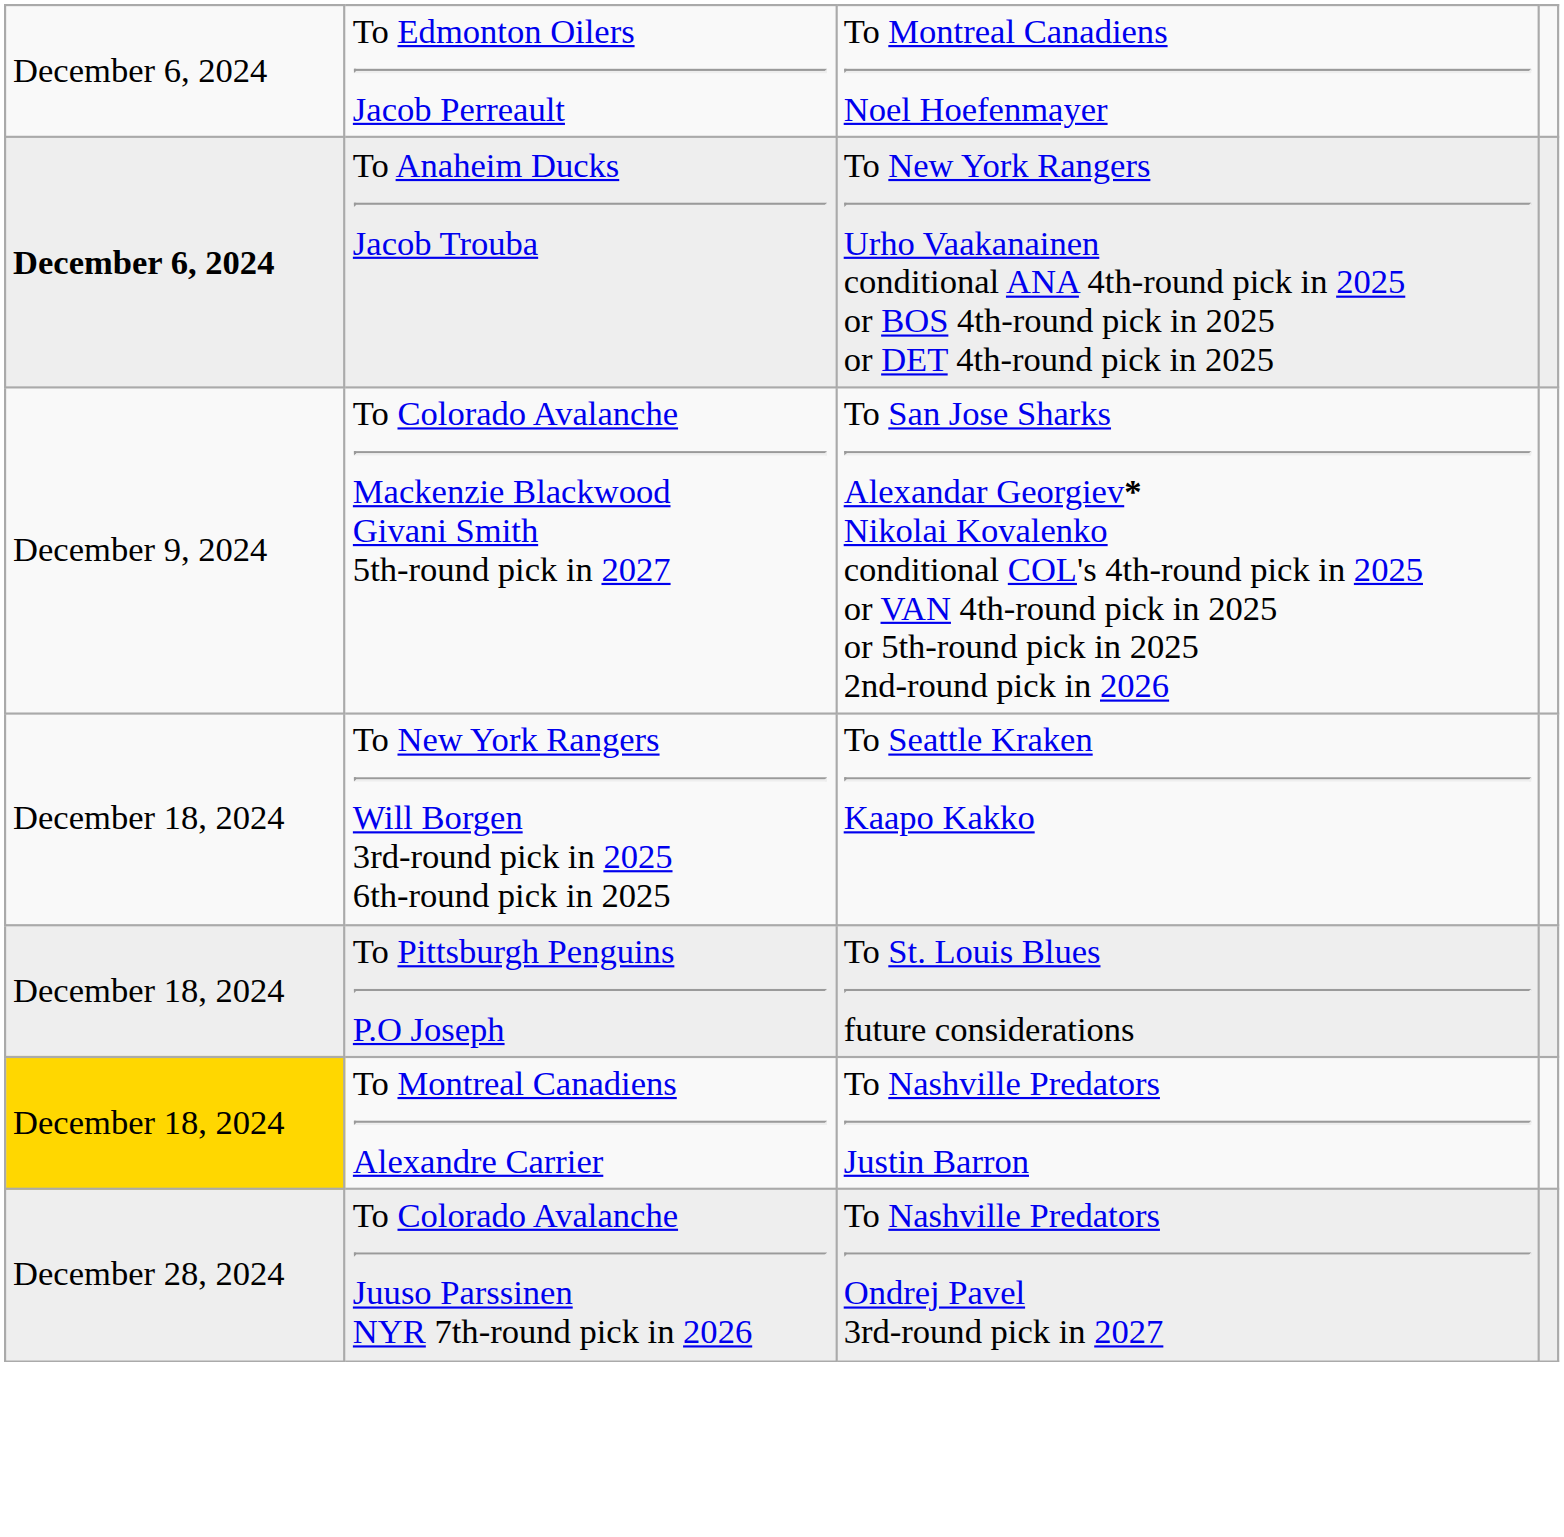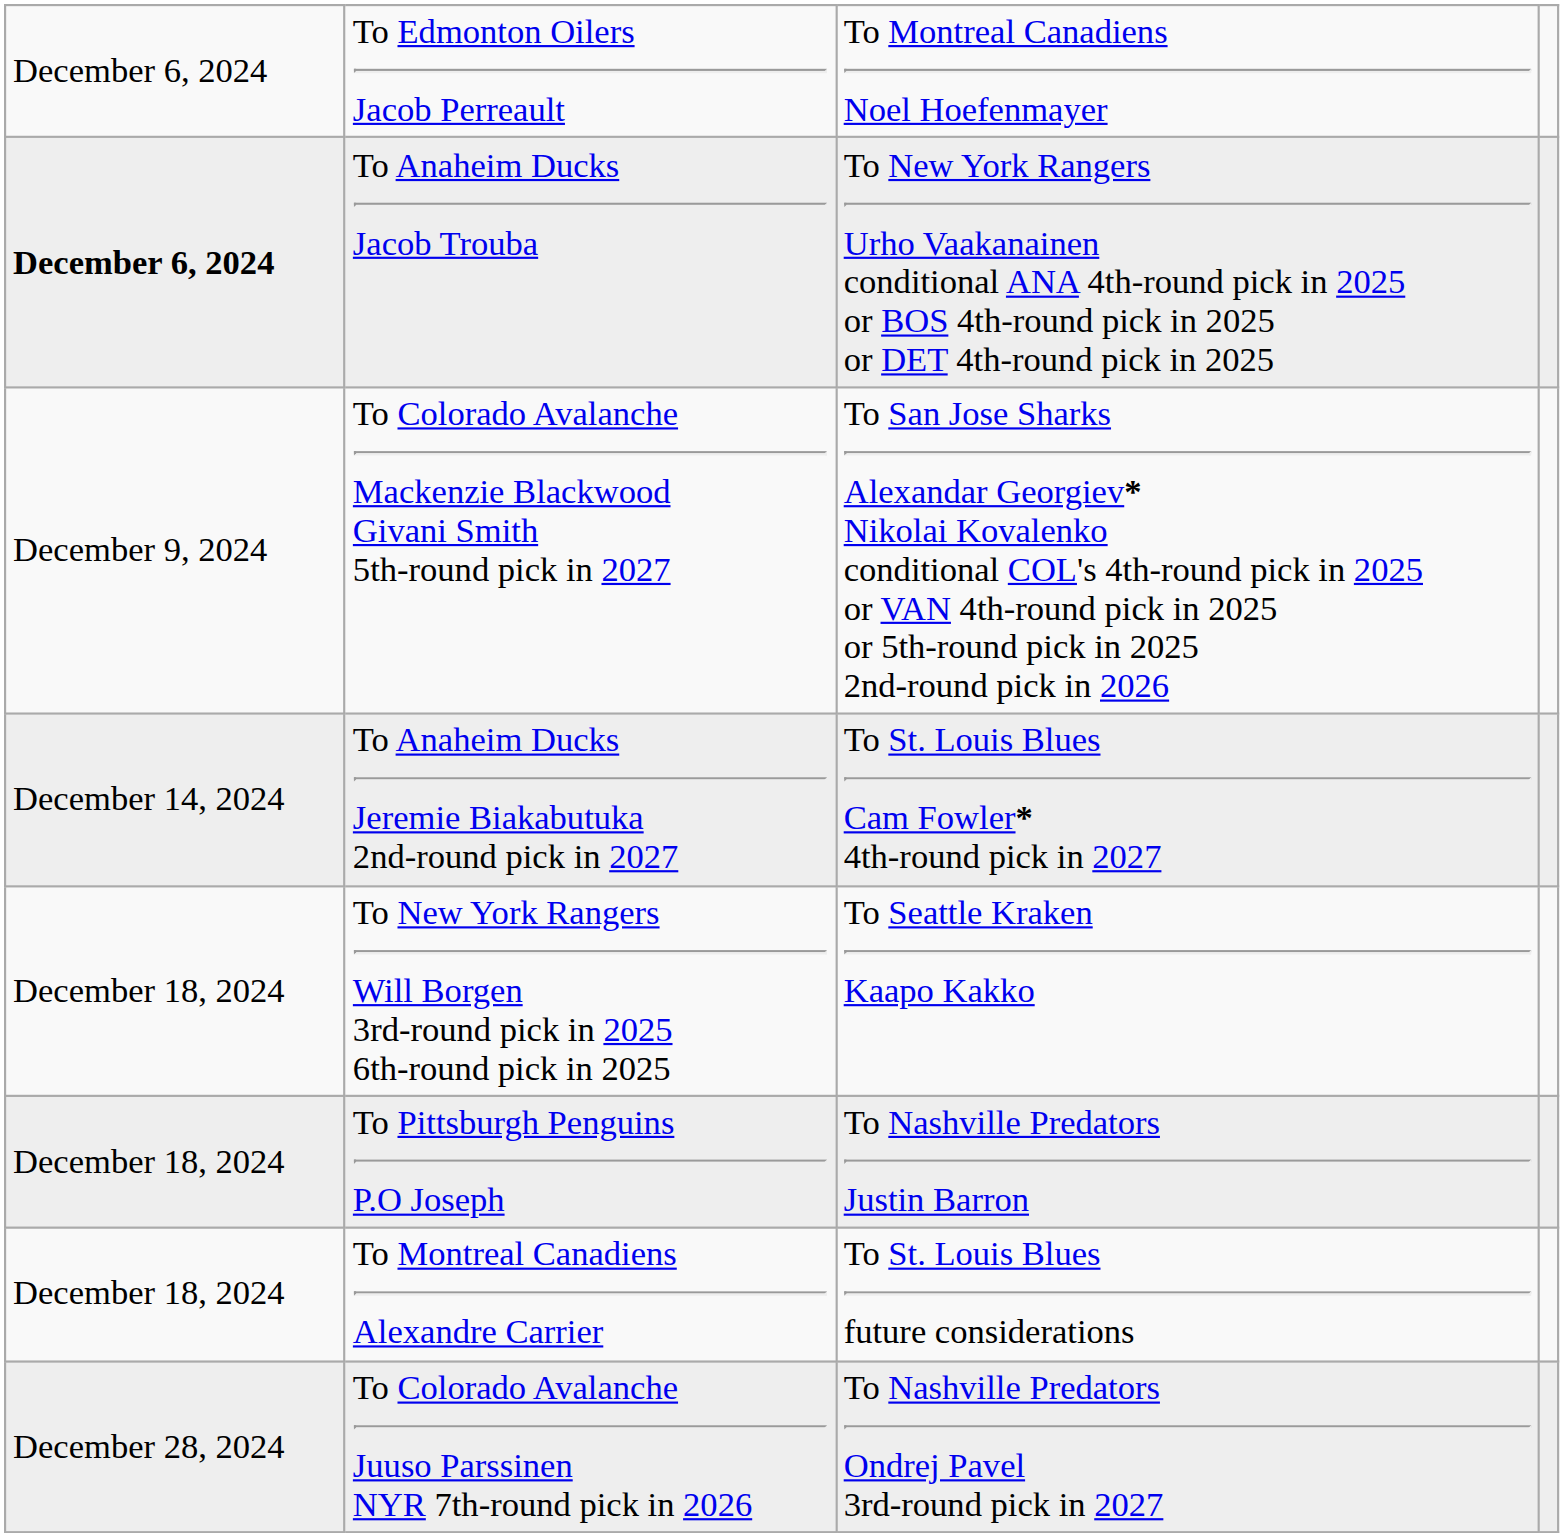+ row: (590, 798)
(1187, 989) To St. Louis Blues future considerations -> (1187, 1161) To Nashville Predators Justin Barron
(149, 1122) gold background -> (149, 1293) no background
(1187, 1122) To Nashville Predators Justin Barron -> (1187, 1293) To St. Louis Blues future considerations
